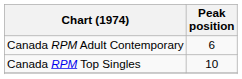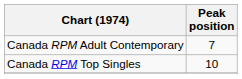(212, 45) 6 -> (212, 45) 7
